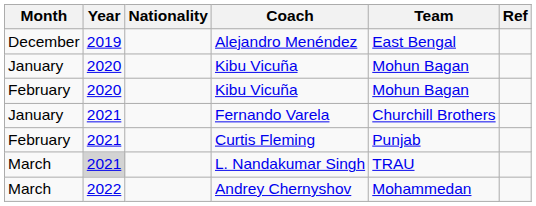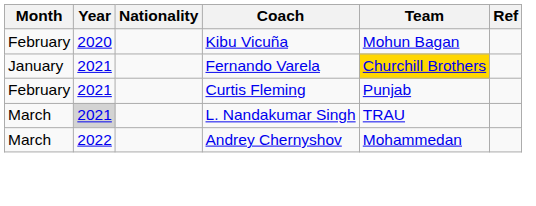- row: (44, 41)
- row: (36, 66)
(434, 115) no background -> (424, 66) gold background
